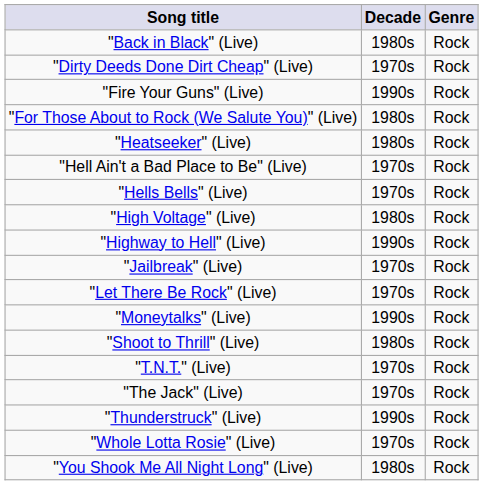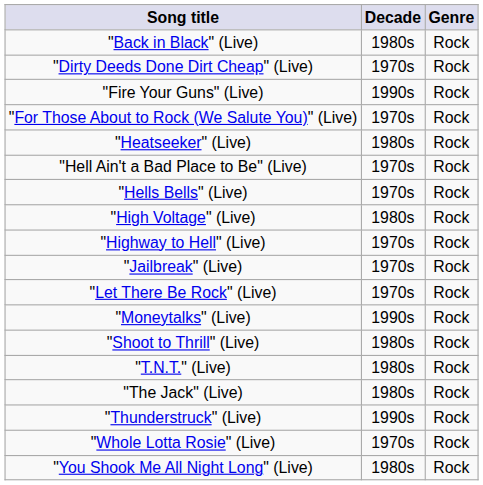(393, 117) 1980s -> (393, 117) 1970s
(393, 242) 1990s -> (393, 242) 1970s
(393, 367) 1970s -> (393, 367) 1980s
(393, 392) 1970s -> (393, 392) 1980s
